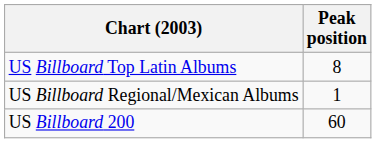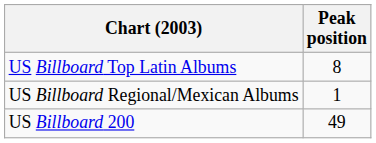(337, 123) 60 -> (337, 123) 49
